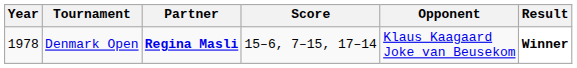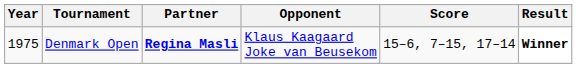columns swapped: (449, 15) <-> (311, 15)
(23, 45) 1978 -> (23, 45) 1975
